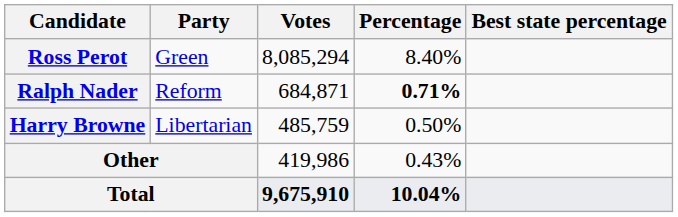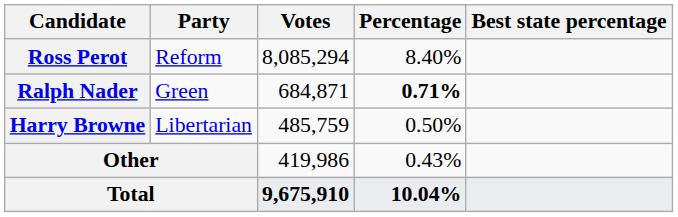(182, 56) Green -> (189, 56) Reform
(189, 90) Reform -> (182, 90) Green
